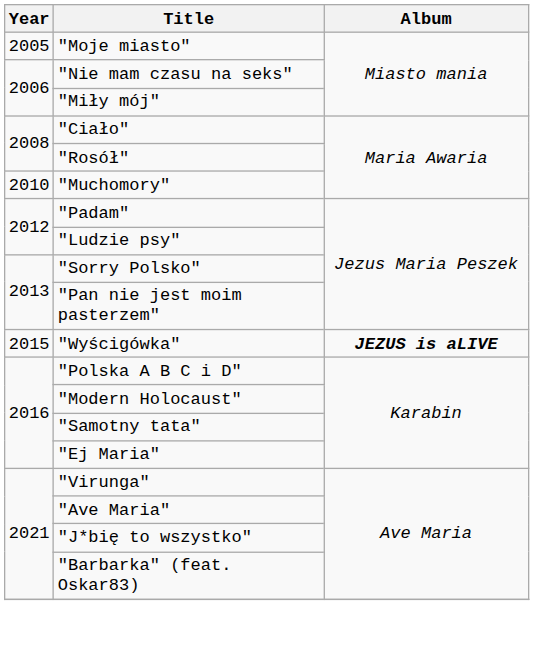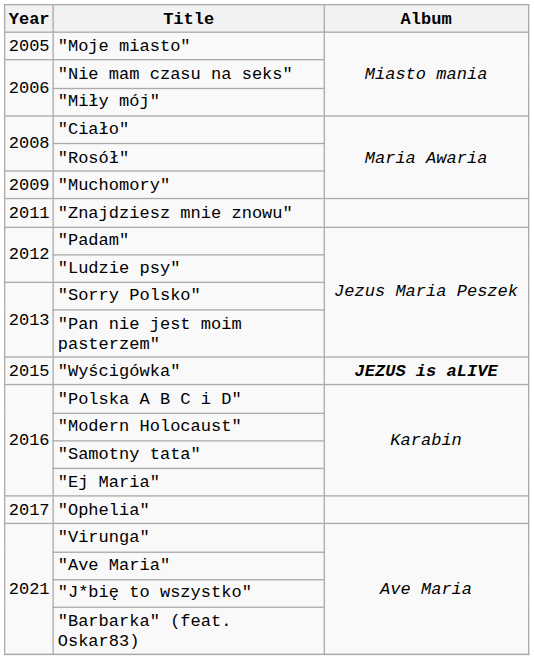(29, 185) 2010 -> (29, 185) 2009
+ row: (175, 213)
+ row: (104, 510)
